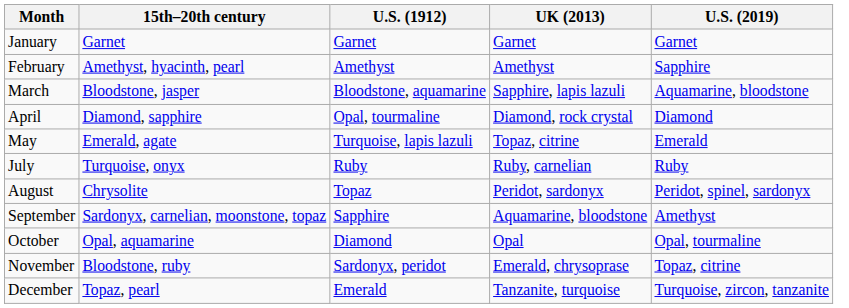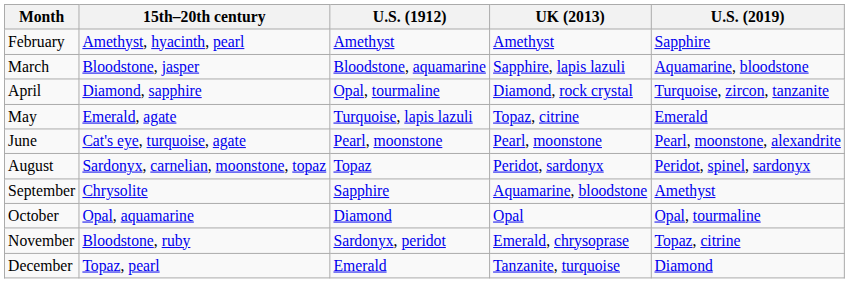- row: (32, 41)
(684, 116) Diamond -> (742, 91) Turquoise, zircon, tanzanite
+ row: (22, 141)
- row: (21, 166)
(115, 191) Chrysolite -> (204, 166) Sardonyx, carnelian, moonstone, topaz
(204, 215) Sardonyx, carnelian, moonstone, topaz -> (115, 191) Chrysolite
(742, 290) Turquoise, zircon, tanzanite -> (684, 265) Diamond
